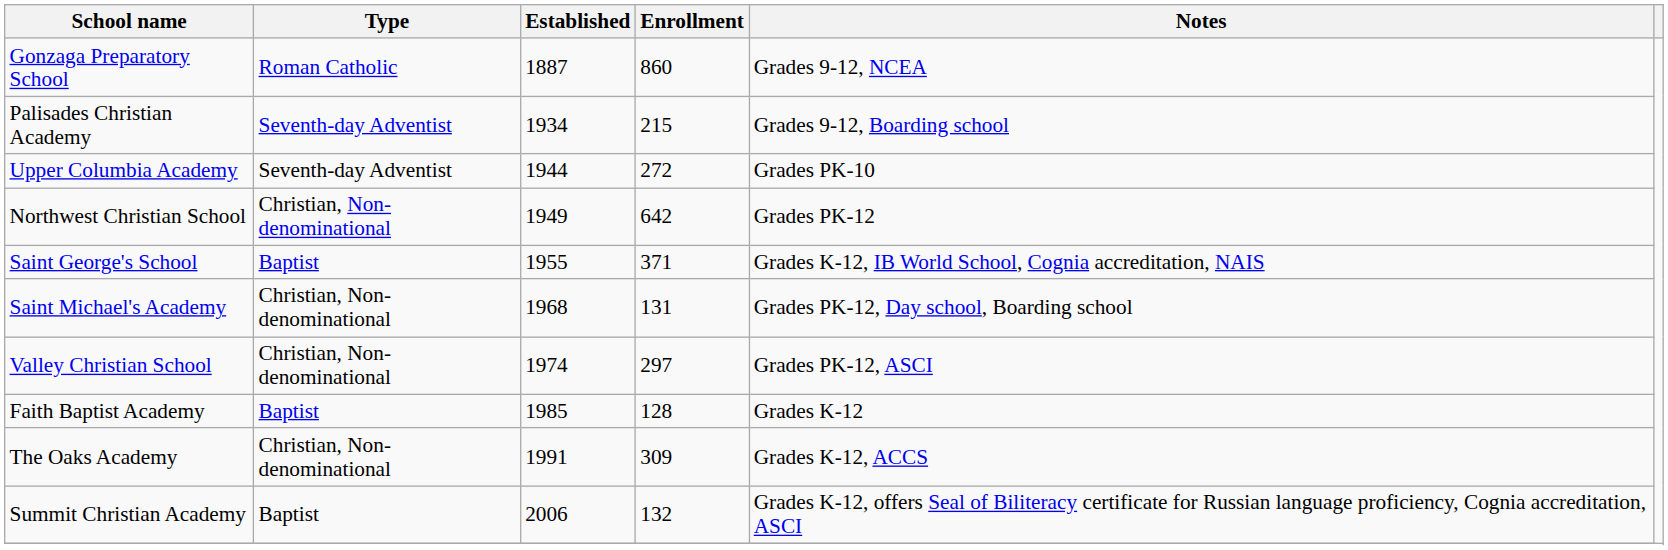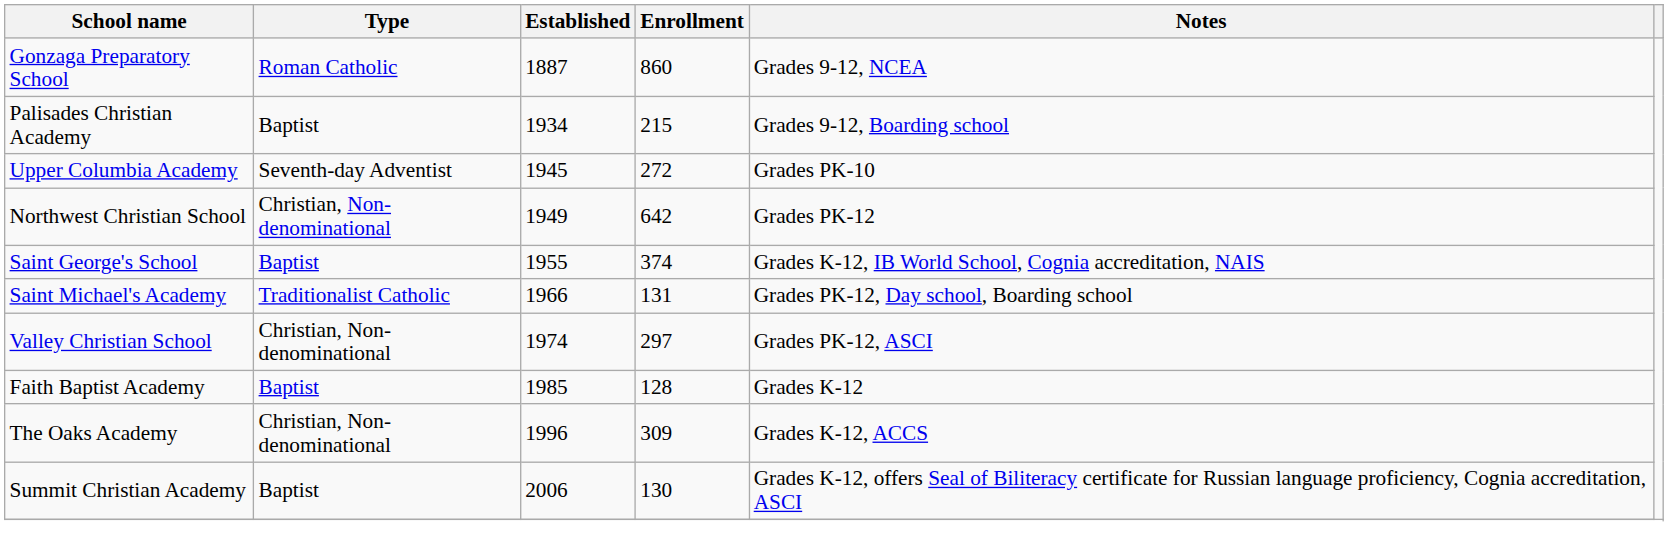(355, 124) Seventh-day Adventist -> (289, 124) Baptist
(546, 170) 1944 -> (546, 170) 1945
(656, 261) 371 -> (656, 261) 374
(325, 307) Christian, Non-denominational -> (354, 295) Traditionalist Catholic
(546, 307) 1968 -> (546, 295) 1966
(546, 456) 1991 -> (546, 432) 1996
(656, 514) 132 -> (656, 490) 130
